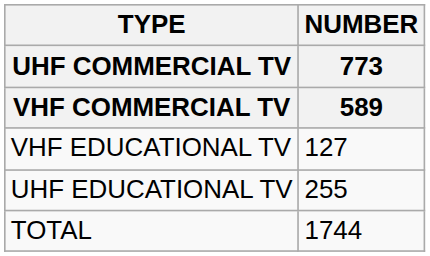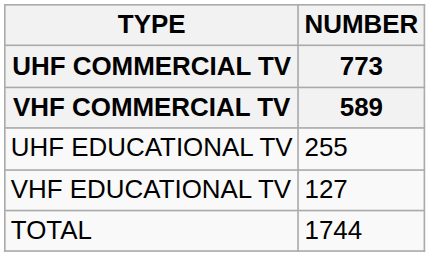rows swapped: (152, 189) <-> (151, 148)
